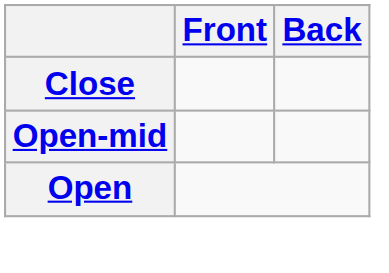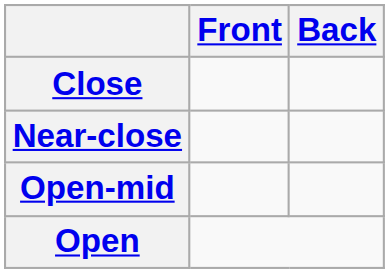+ row: (97, 135)
